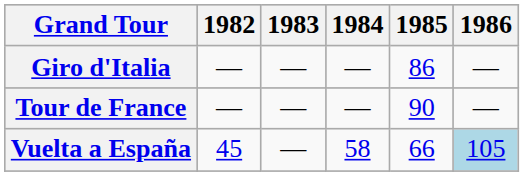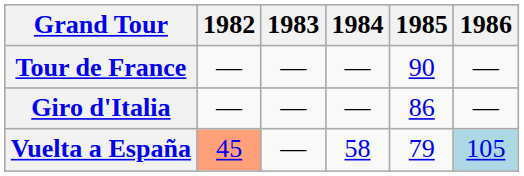rows swapped: (101, 66) <-> (101, 107)
(229, 149) no background -> (229, 149) lightsalmon background
(422, 149) 66 -> (422, 149) 79
